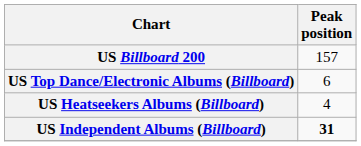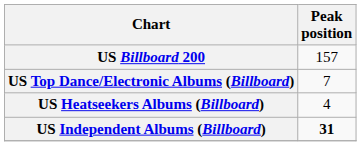(327, 81) 6 -> (327, 81) 7
